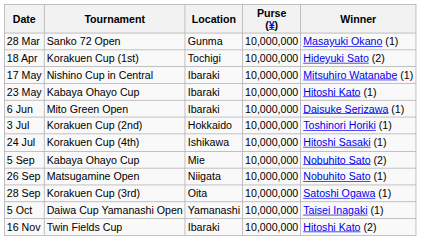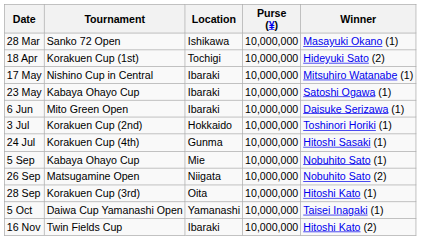(205, 42) Gunma -> (208, 42) Ishikawa
(340, 92) Hitoshi Kato (1) -> (347, 92) Satoshi Ogawa (1)
(208, 143) Ishikawa -> (205, 143) Gunma
(345, 160) Nobuhito Sato (2) -> (345, 160) Nobuhito Sato (1)
(345, 176) Nobuhito Sato (1) -> (345, 176) Nobuhito Sato (2)
(347, 193) Satoshi Ogawa (1) -> (340, 193) Hitoshi Kato (1)
